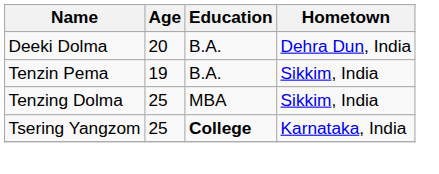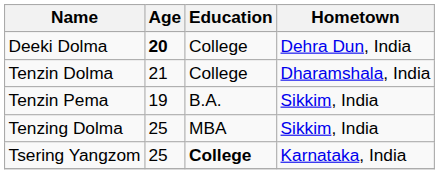(158, 45) normal -> (158, 45) bold
(205, 45) B.A. -> (218, 45) College
+ row: (61, 73)
